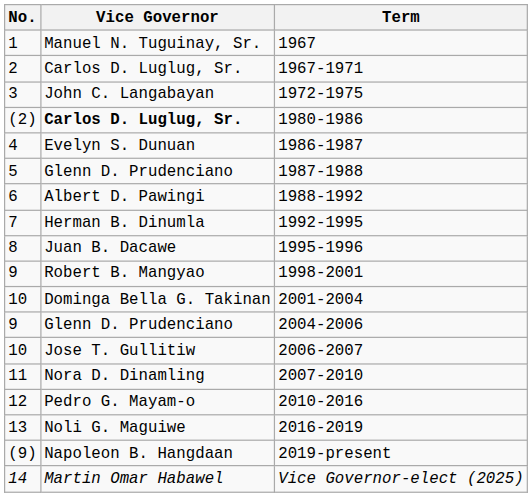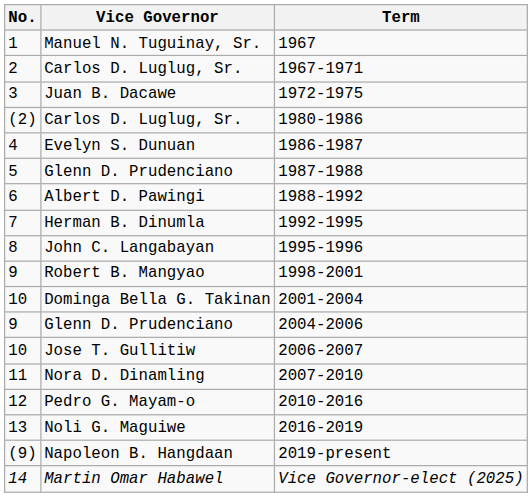(129, 94) John C. Langabayan -> (110, 94) Juan B. Dacawe
(143, 120) bold -> (143, 120) normal
(110, 248) Juan B. Dacawe -> (129, 248) John C. Langabayan
